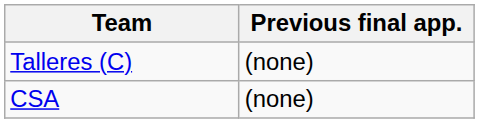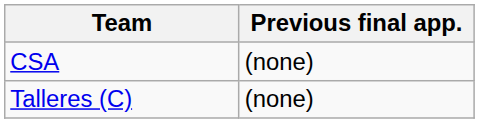rows swapped: (35, 99) <-> (71, 61)
